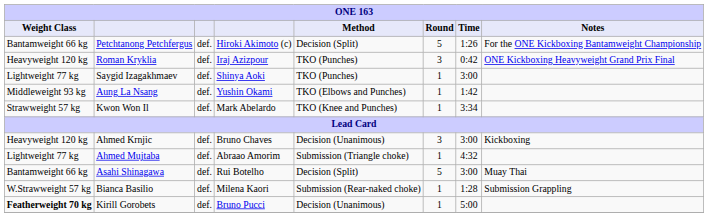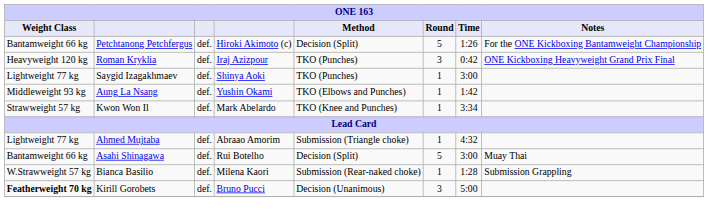- row: (124, 140)
(440, 204) 1 -> (440, 188) 3
